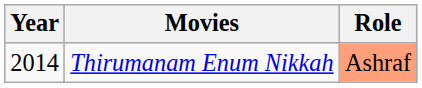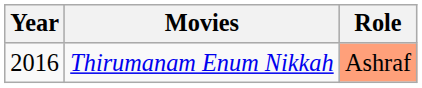(35, 62) 2014 -> (35, 62) 2016
